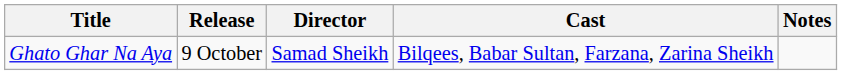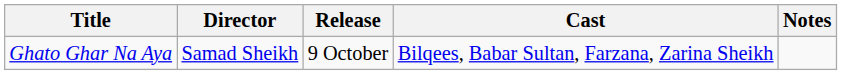columns swapped: (222, 20) <-> (330, 20)
